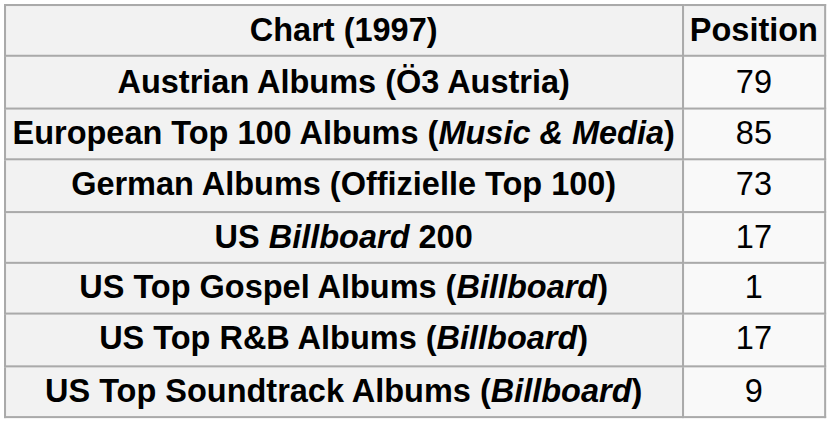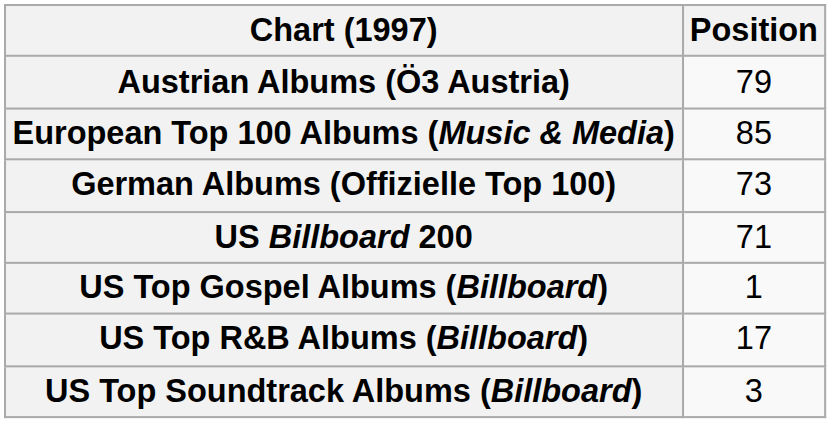(754, 236) 17 -> (754, 236) 71
(754, 390) 9 -> (754, 390) 3
